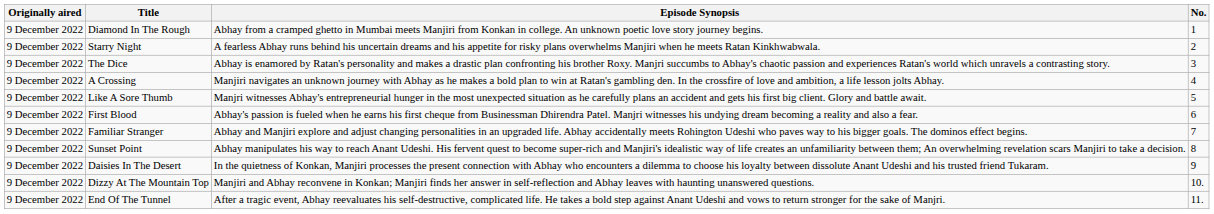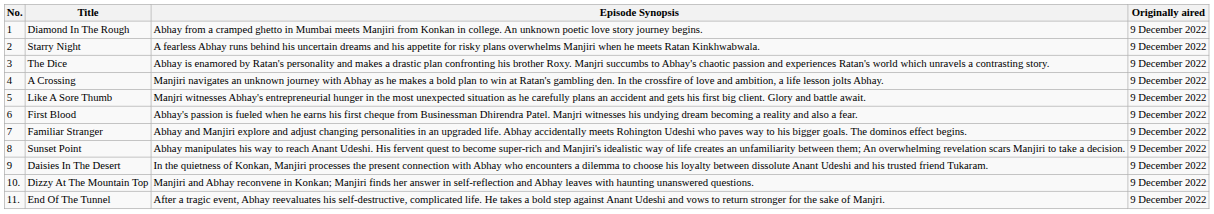columns swapped: (1199, 13) <-> (45, 13)
